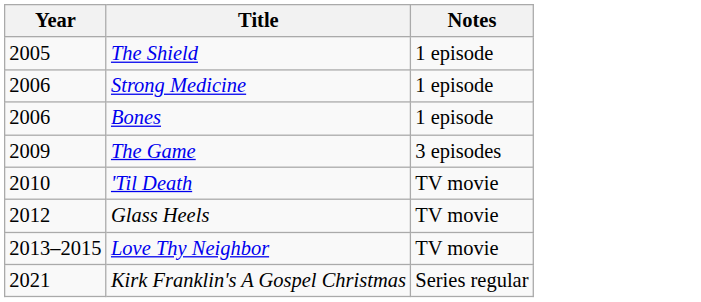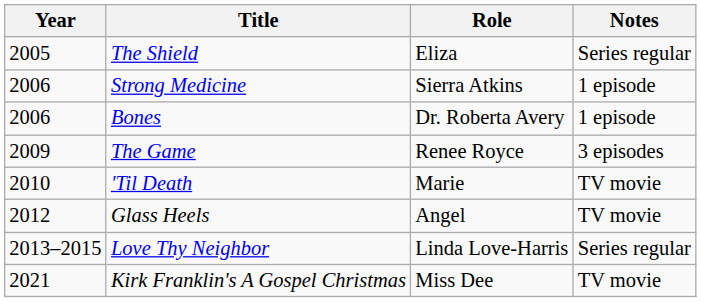+ column: (492, 20)
(454, 53) 1 episode -> (634, 53) Series regular
(457, 248) TV movie -> (634, 248) Series regular
(472, 280) Series regular -> (619, 280) TV movie
